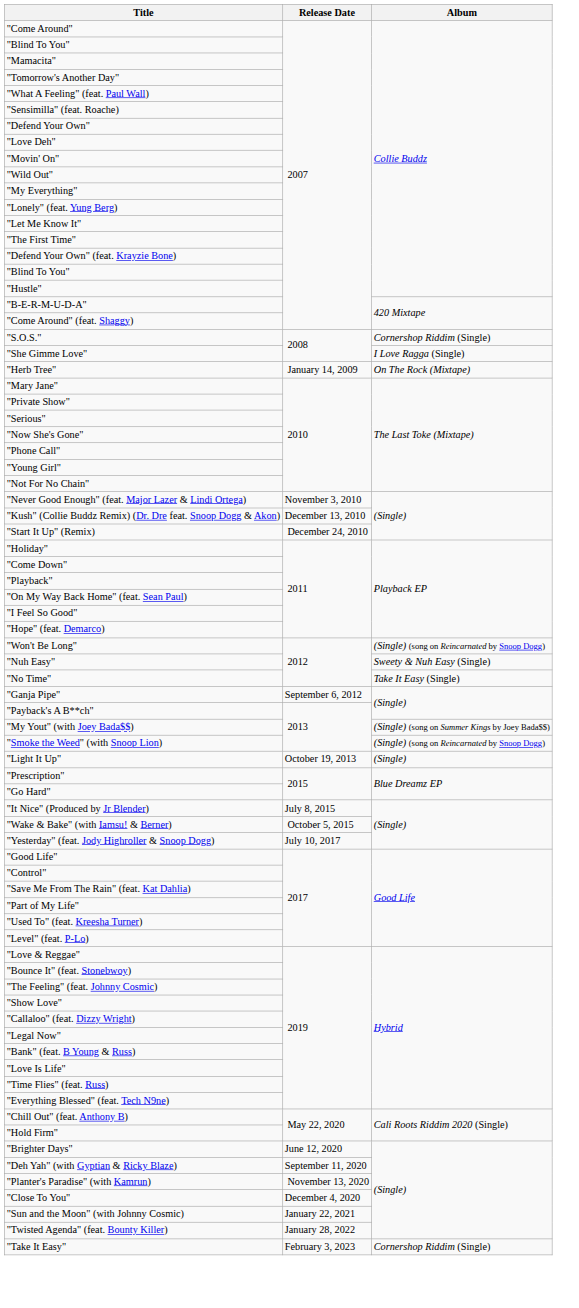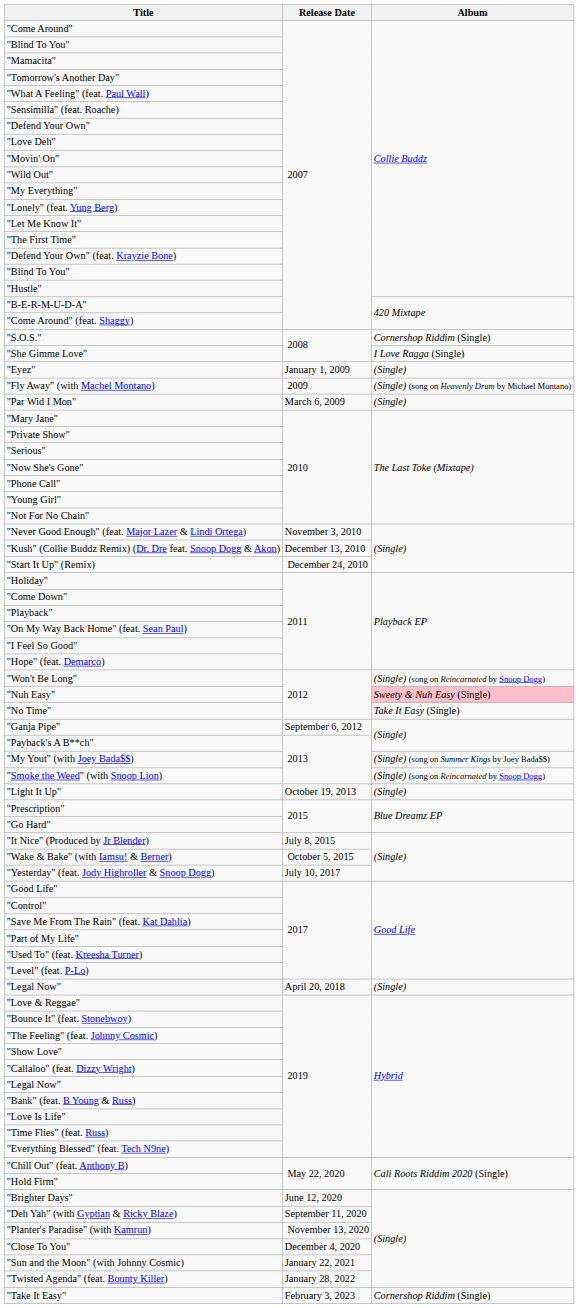+ row: (21, 369)
- row: (31, 369)
+ row: (81, 386)
+ row: (41, 402)
(432, 662) no background -> (432, 694) pink background
+ row: (34, 987)
